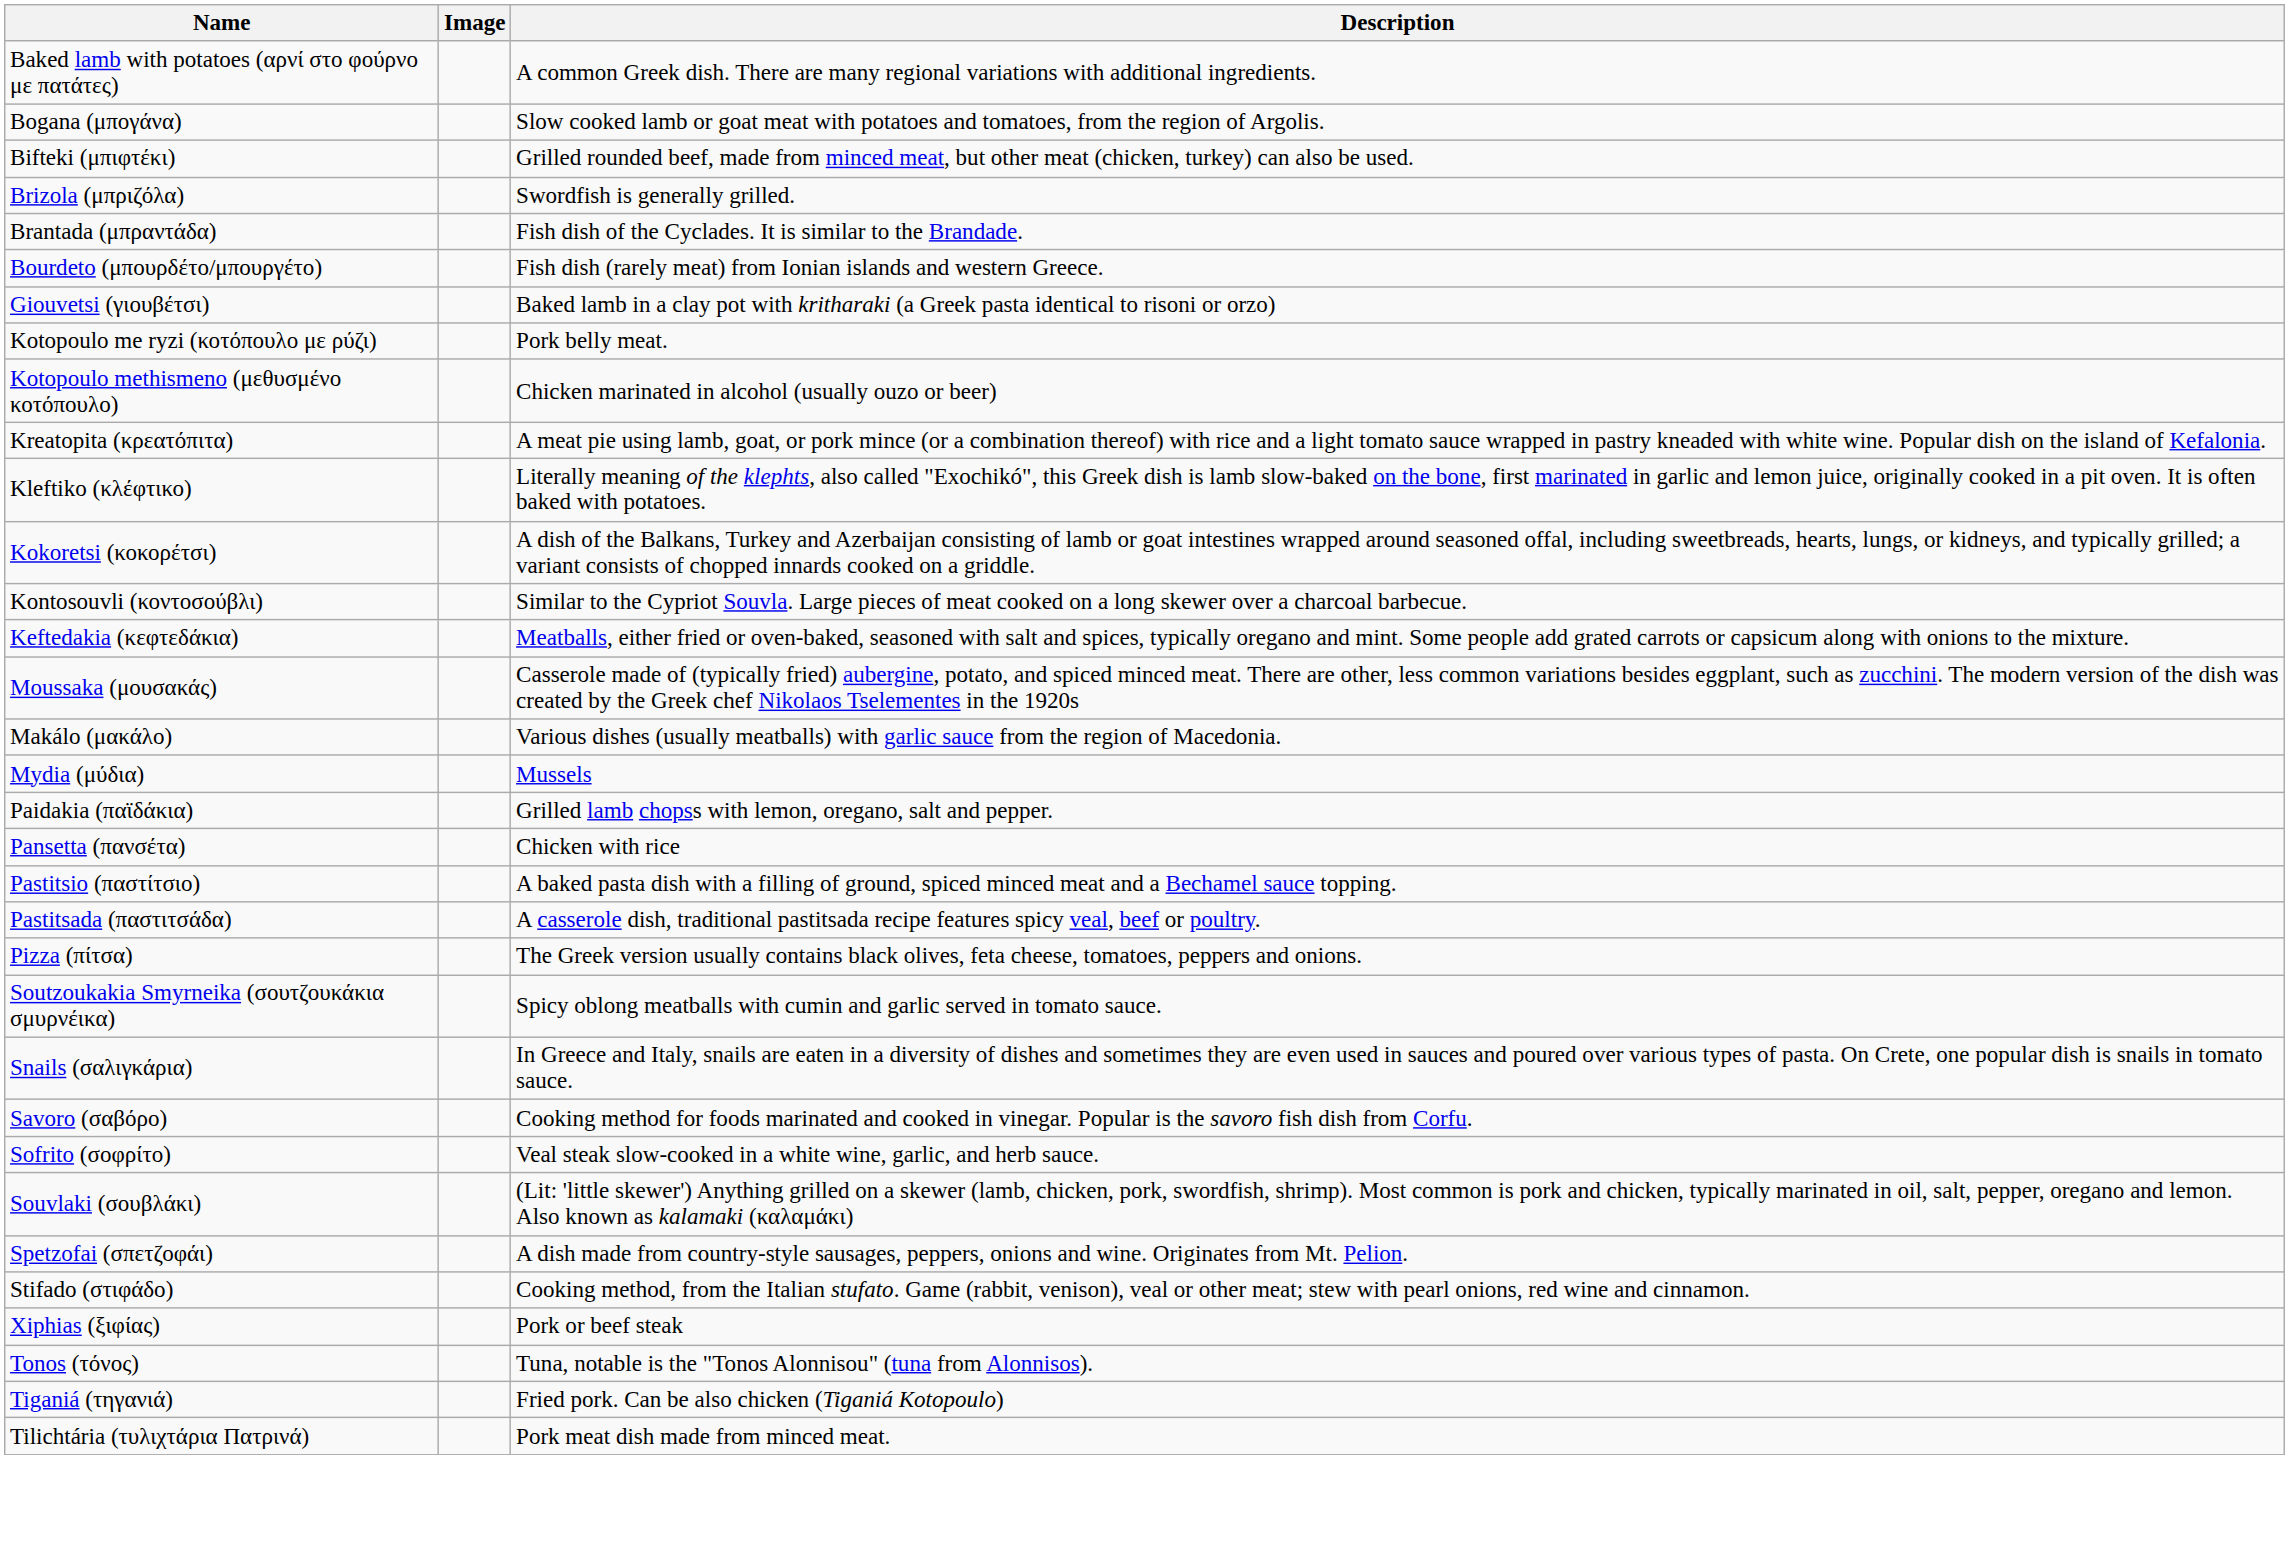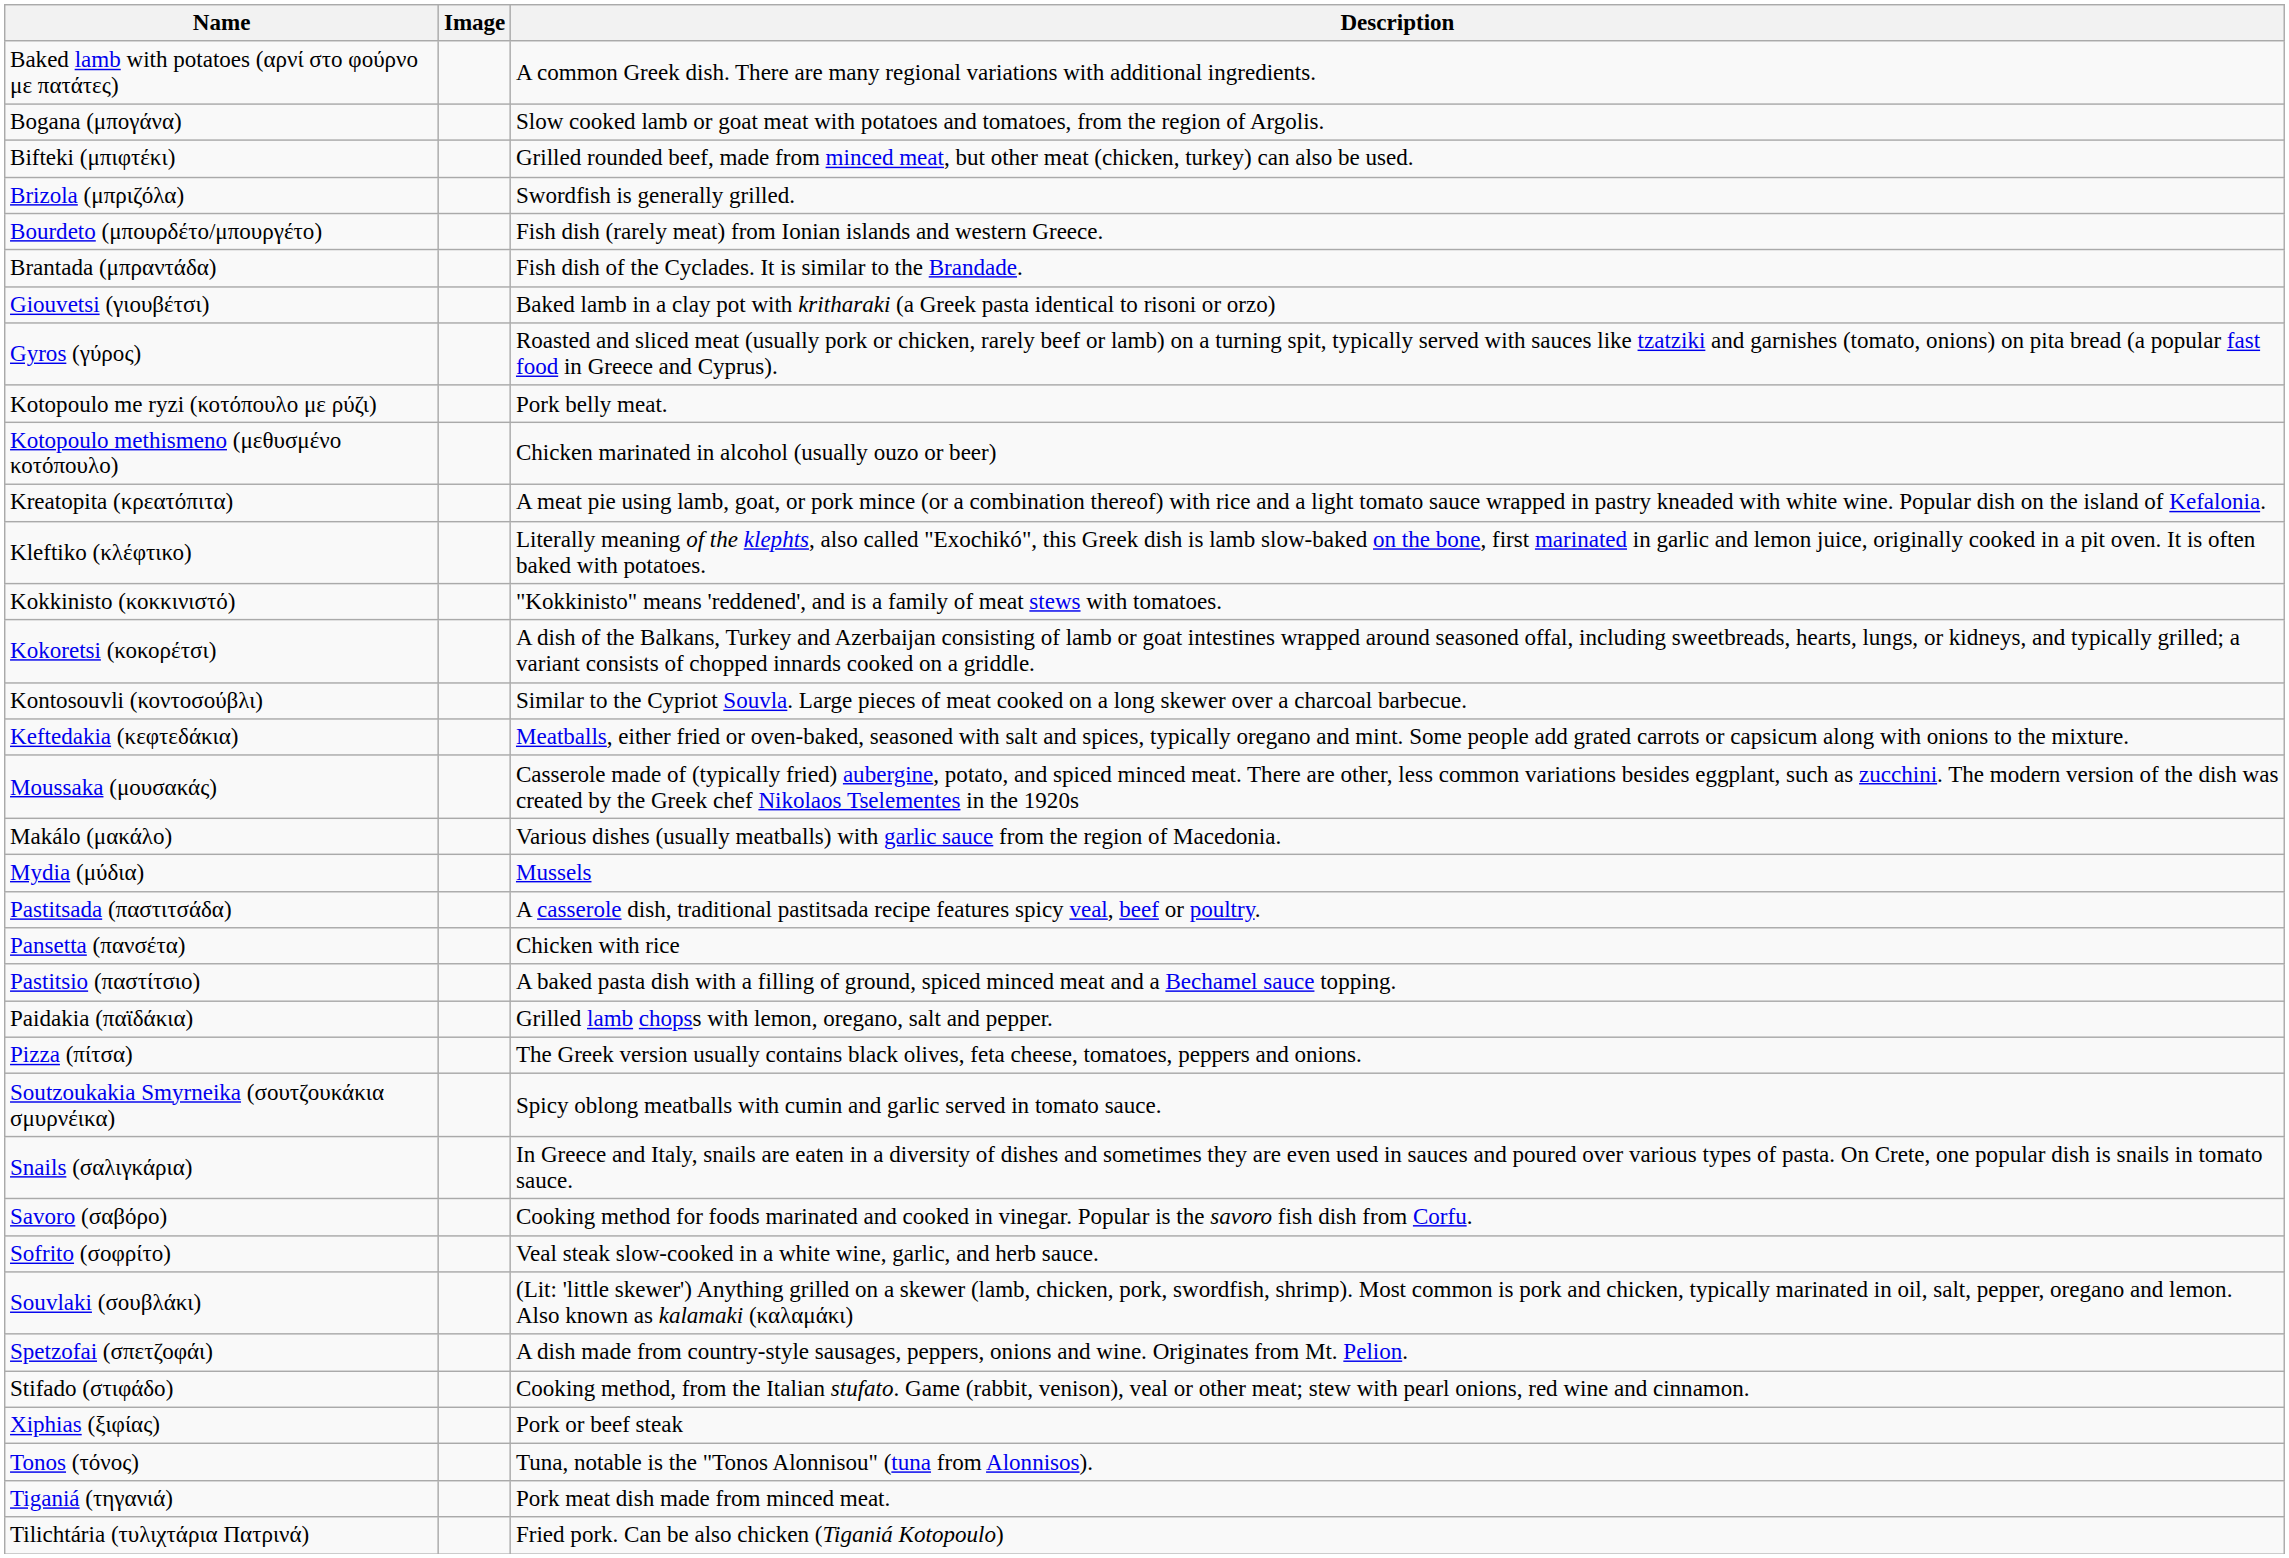rows swapped: (166, 267) <-> (113, 231)
+ row: (76, 353)
+ row: (123, 601)
rows swapped: (102, 810) <-> (121, 919)
(760, 1399) Fried pork. Can be also chicken (Tiganiá Kotopoulo) -> (703, 1498) Pork meat dish made from minced meat.
(703, 1435) Pork meat dish made from minced meat. -> (760, 1534) Fried pork. Can be also chicken (Tiganiá Kotopoulo)
